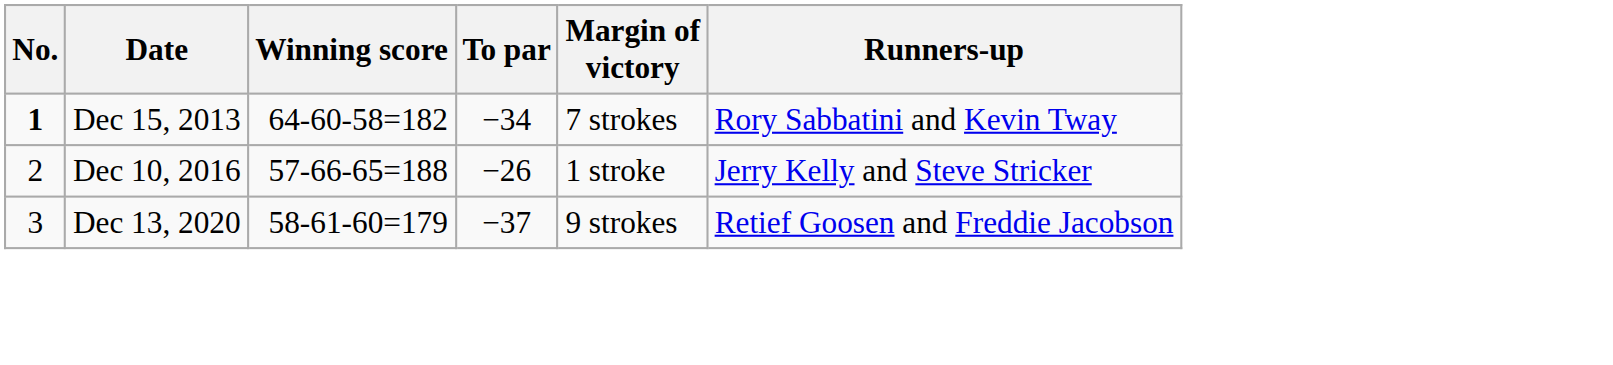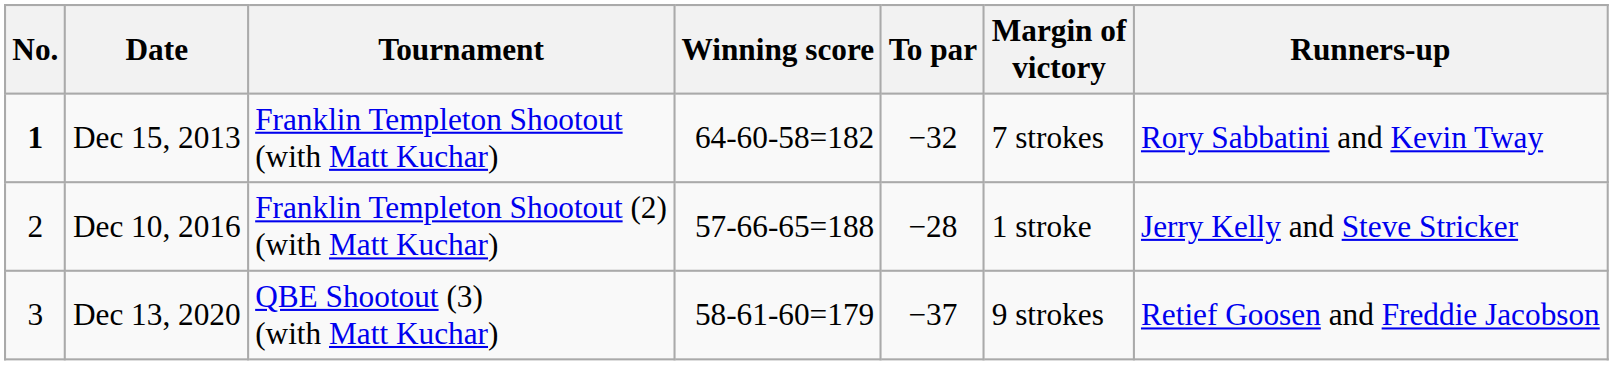+ column: (461, 49)
(507, 119) −34 -> (933, 137) −32
(507, 170) −26 -> (933, 226) −28
